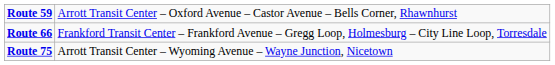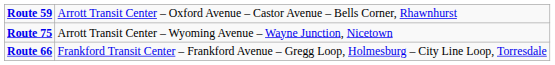rows swapped: (30, 32) <-> (30, 51)
